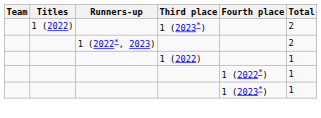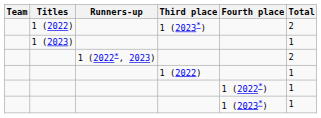+ row: (53, 42)
